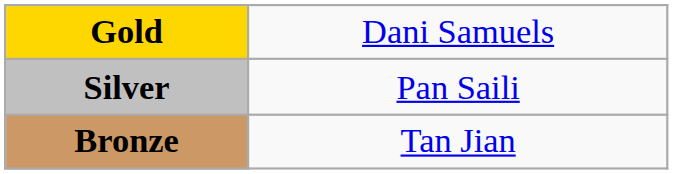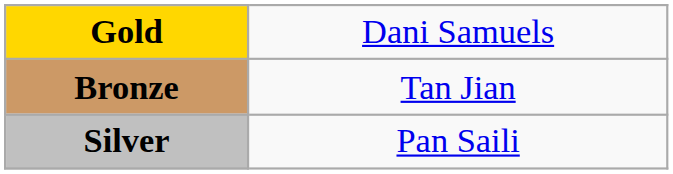rows swapped: (127, 86) <-> (127, 140)
